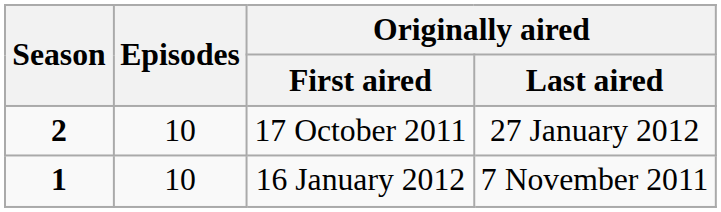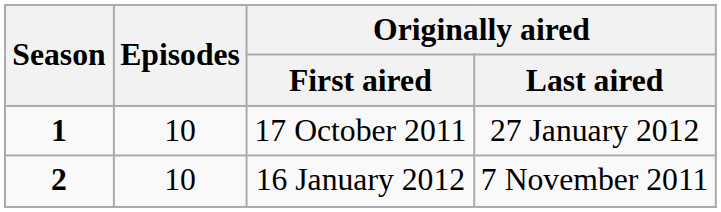(59, 130) 2 -> (59, 130) 1
(59, 180) 1 -> (59, 180) 2
